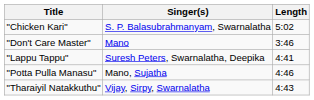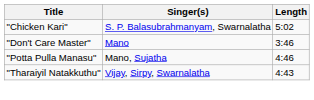- row: (38, 58)
